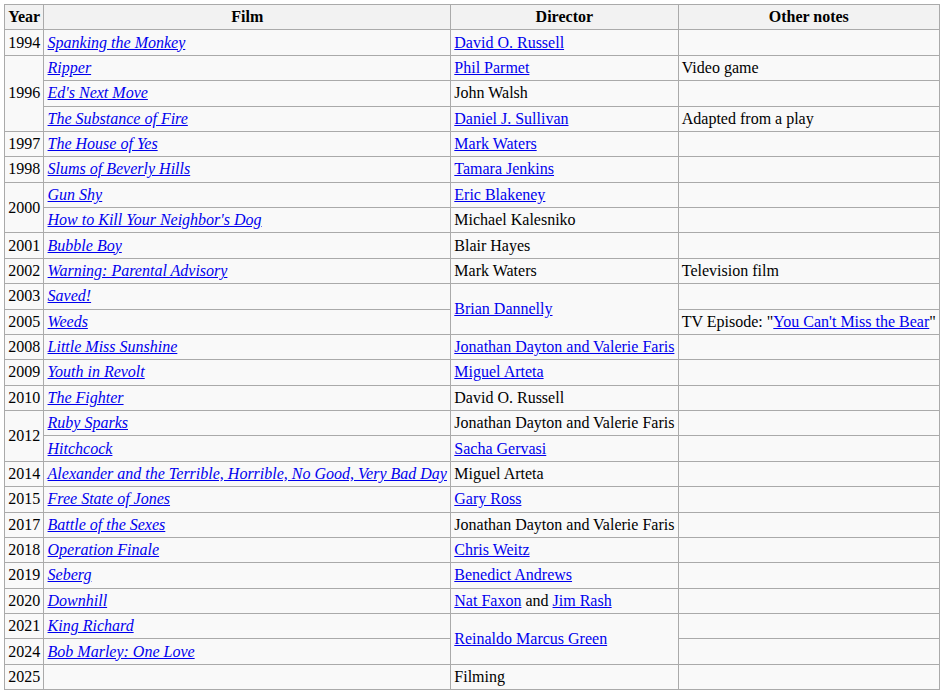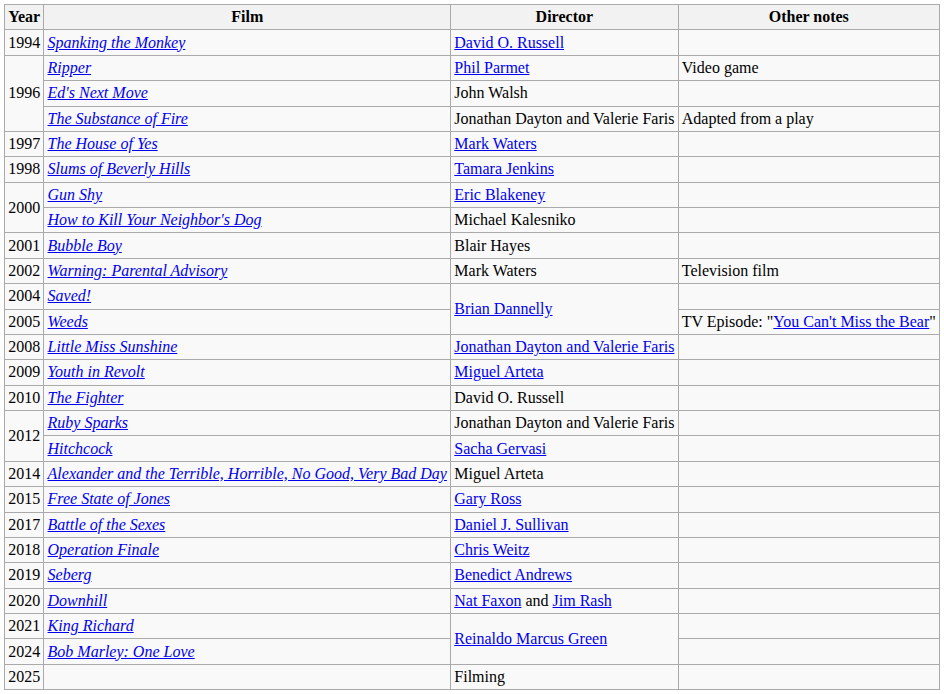(511, 118) Daniel J. Sullivan -> (564, 118) Jonathan Dayton and Valerie Faris
(24, 296) 2003 -> (24, 296) 2004
(564, 524) Jonathan Dayton and Valerie Faris -> (511, 524) Daniel J. Sullivan
